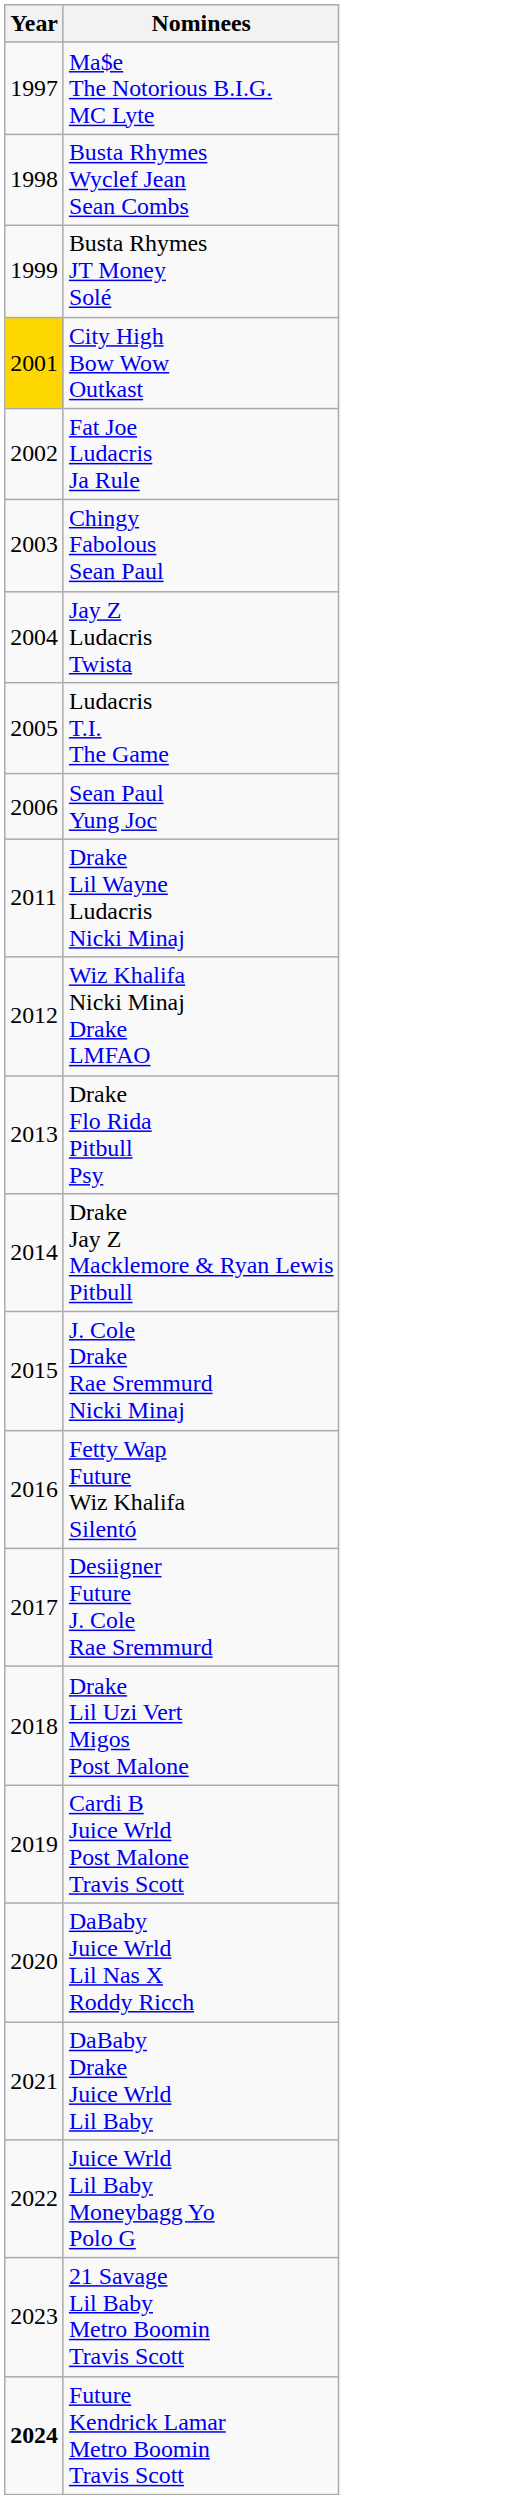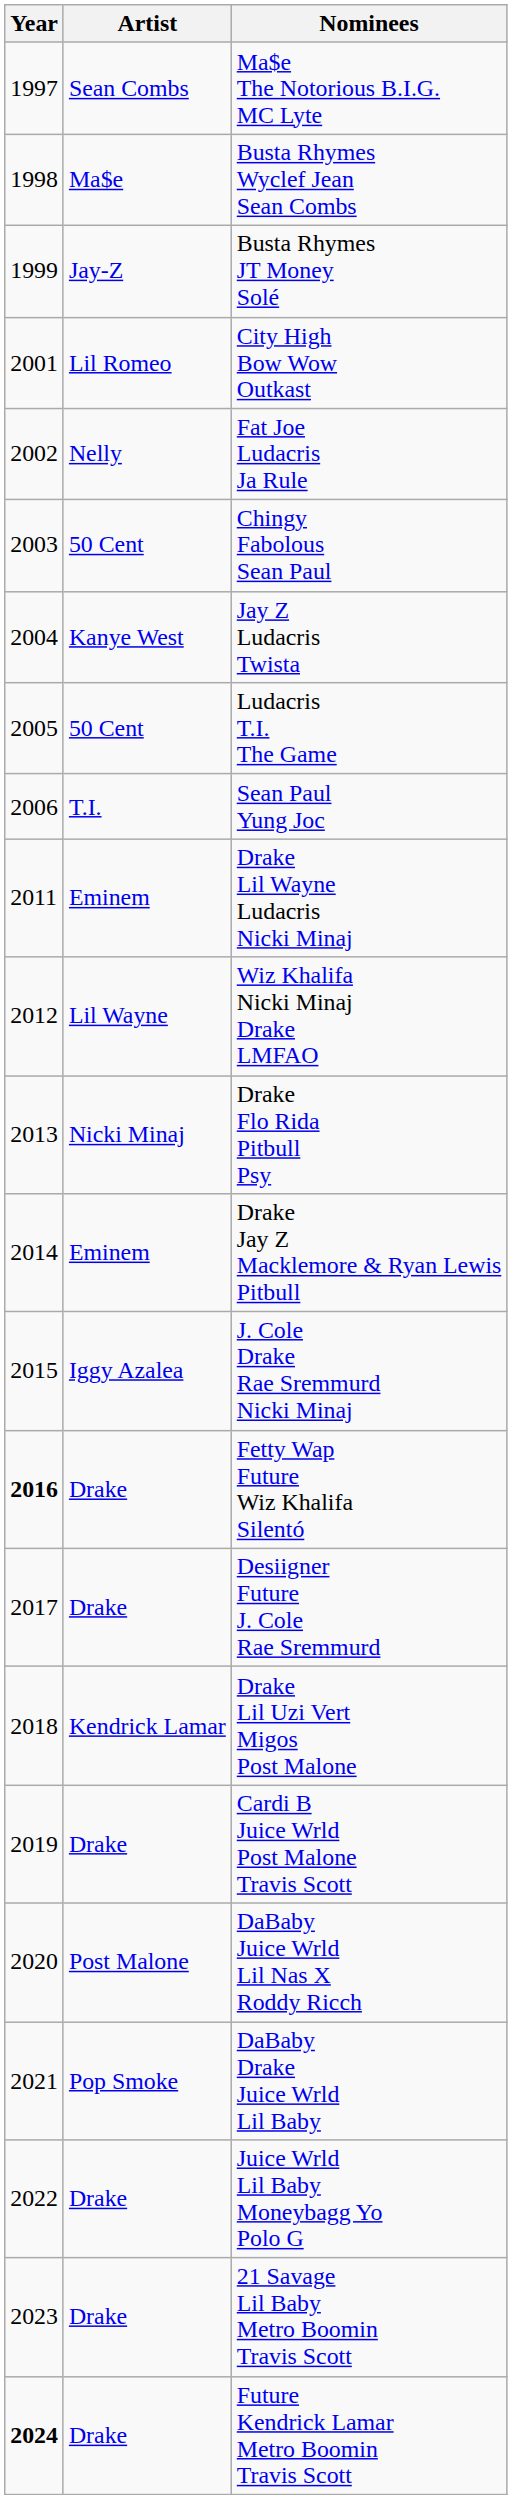+ column: (147, 23)
(34, 362) gold background -> (34, 362) no background
(34, 1489) normal -> (34, 1489) bold
